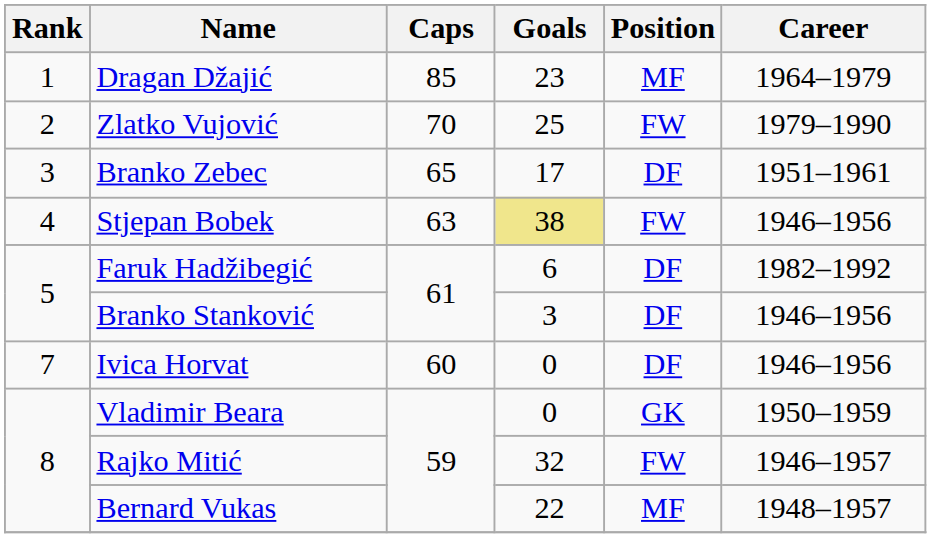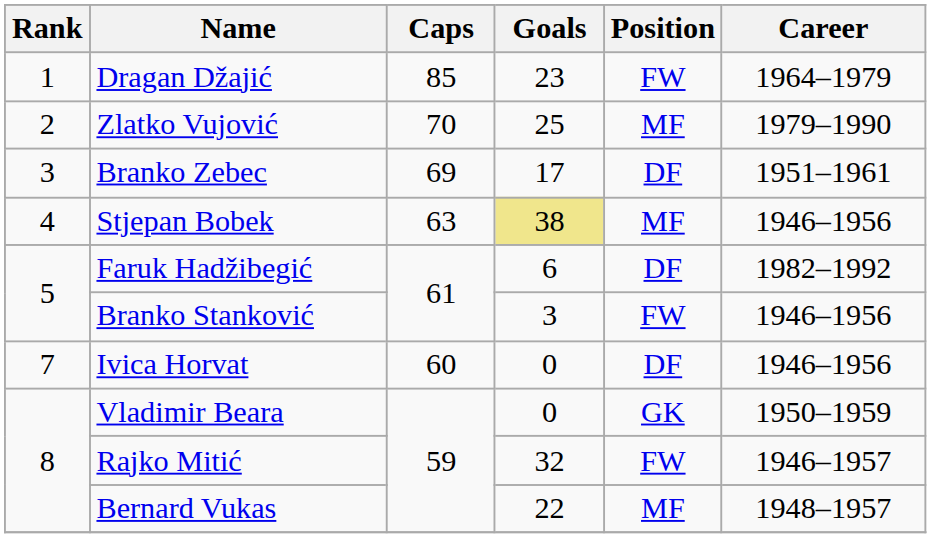(663, 76) MF -> (663, 76) FW
(663, 124) FW -> (663, 124) MF
(441, 172) 65 -> (441, 172) 69
(663, 220) FW -> (663, 220) MF
(663, 316) DF -> (663, 316) FW
